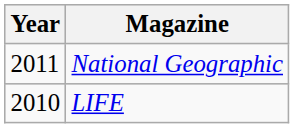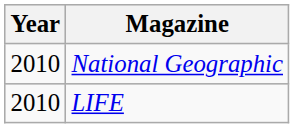(35, 63) 2011 -> (35, 63) 2010
